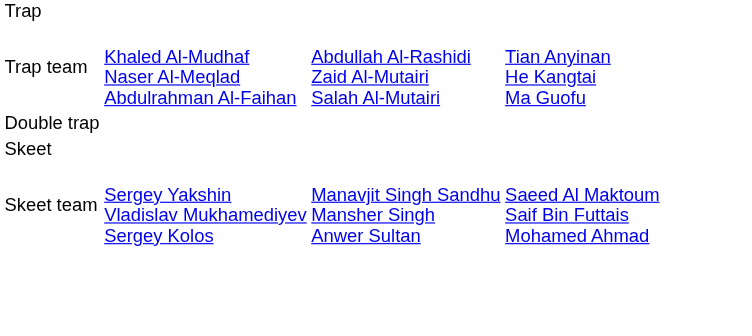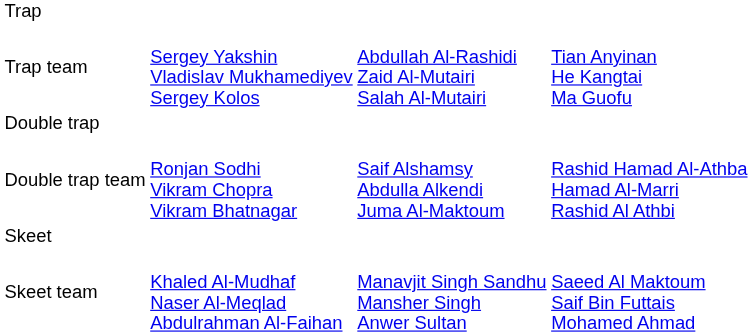(200, 77) Khaled Al-Mudhaf Naser Al-Meqlad Abdulrahman Al-Faihan -> (251, 77) Sergey Yakshin Vladislav Mukhamediyev Sergey Kolos
+ row: (75, 179)
(205, 215) Sergey Yakshin Vladislav Mukhamediyev Sergey Kolos -> (246, 302) Khaled Al-Mudhaf Naser Al-Meqlad Abdulrahman Al-Faihan
